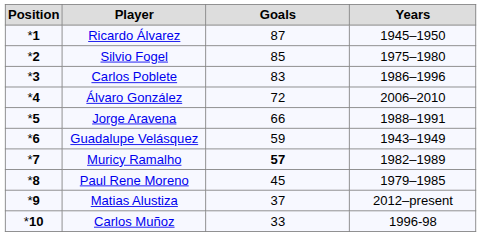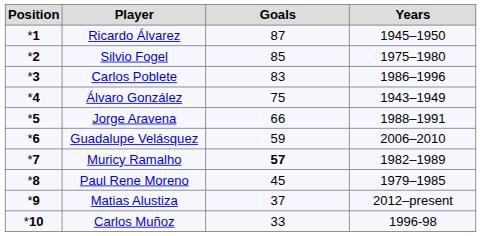(278, 97) 72 -> (278, 97) 75
(413, 97) 2006–2010 -> (413, 97) 1943–1949
(413, 139) 1943–1949 -> (413, 139) 2006–2010
